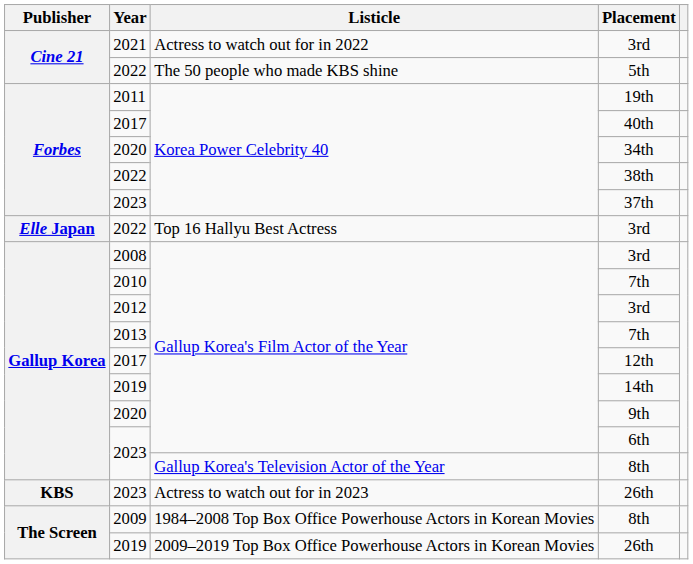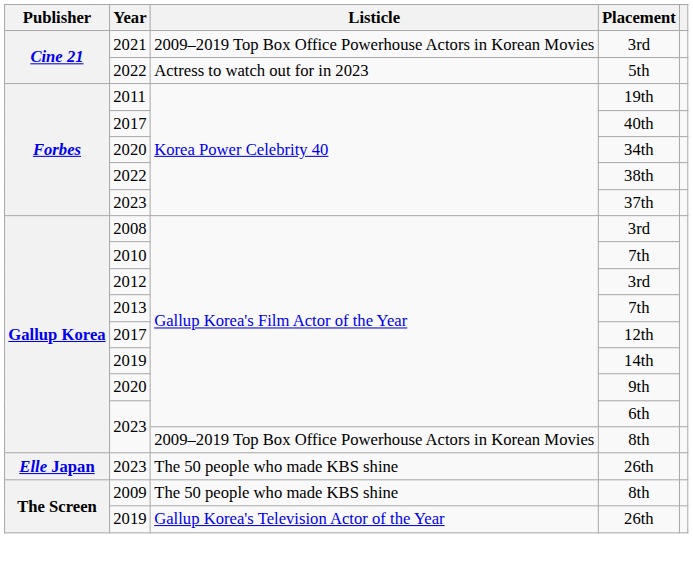(261, 44) Actress to watch out for in 2022 -> (374, 44) 2009–2019 Top Box Office Powerhouse Actors in Korean Movies
(276, 70) The 50 people who made KBS shine -> (261, 70) Actress to watch out for in 2023
- row: (130, 228)
(299, 466) Gallup Korea's Television Actor of the Year -> (374, 439) 2009–2019 Top Box Office Powerhouse Actors in Korean Movies
(57, 492) KBS -> (57, 466) Elle Japan
(261, 492) Actress to watch out for in 2023 -> (276, 466) The 50 people who made KBS shine
(374, 519) 1984–2008 Top Box Office Powerhouse Actors in Korean Movies -> (276, 492) The 50 people who made KBS shine
(374, 545) 2009–2019 Top Box Office Powerhouse Actors in Korean Movies -> (299, 519) Gallup Korea's Television Actor of the Year
